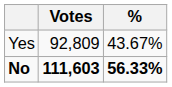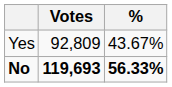(71, 69) 111,603 -> (71, 69) 119,693
